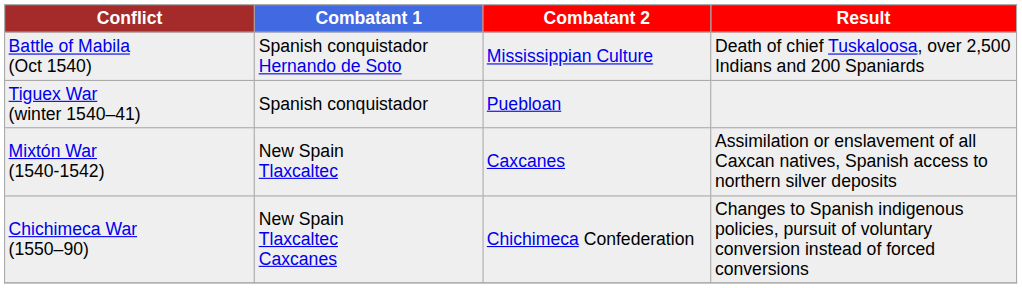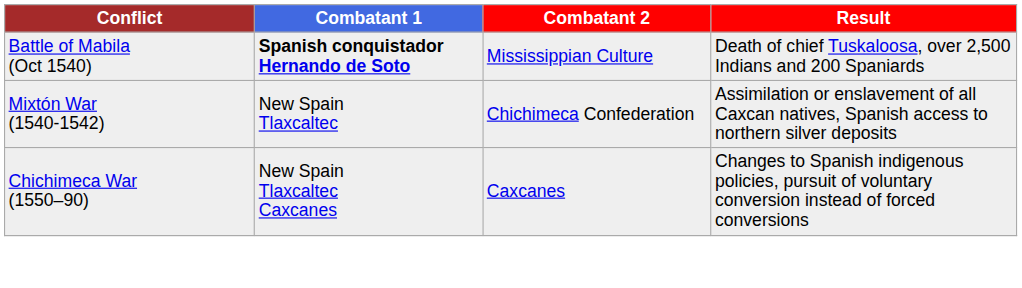(343, 56) normal -> (351, 56) bold
- row: (75, 103)
(526, 161) Caxcanes -> (591, 113) Chichimeca Confederation
(591, 239) Chichimeca Confederation -> (526, 191) Caxcanes
